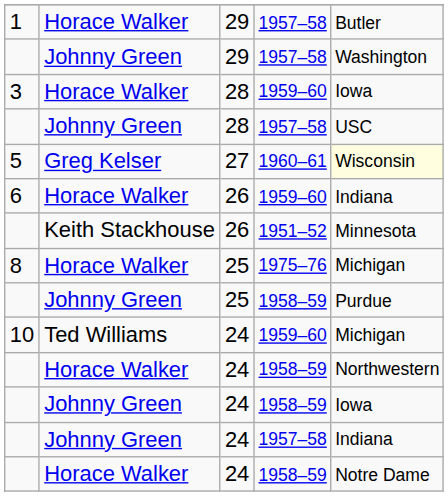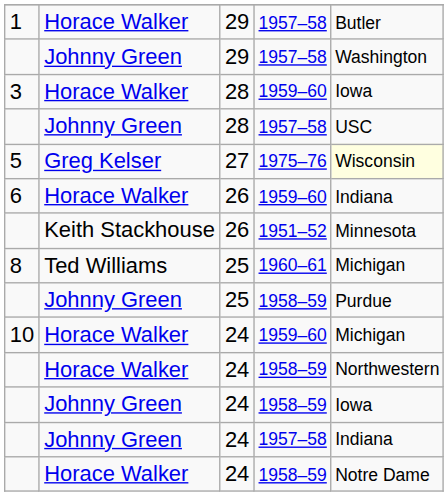(293, 161) 1960–61 -> (293, 161) 1975–76
(116, 265) Horace Walker -> (106, 265) Ted Williams
(293, 265) 1975–76 -> (293, 265) 1960–61
(106, 334) Ted Williams -> (116, 334) Horace Walker
